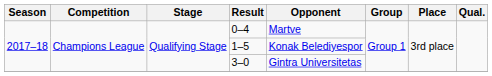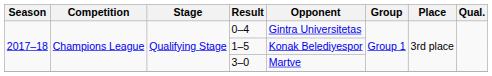(285, 29) Martve -> (315, 29) Gintra Universitetas
(315, 63) Gintra Universitetas -> (285, 63) Martve
